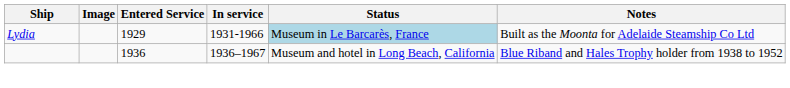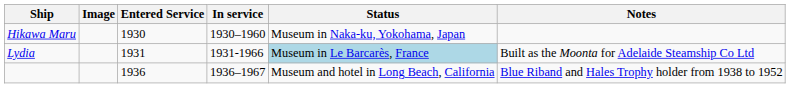+ row: (42, 33)
(133, 33) 1929 -> (133, 53) 1931
